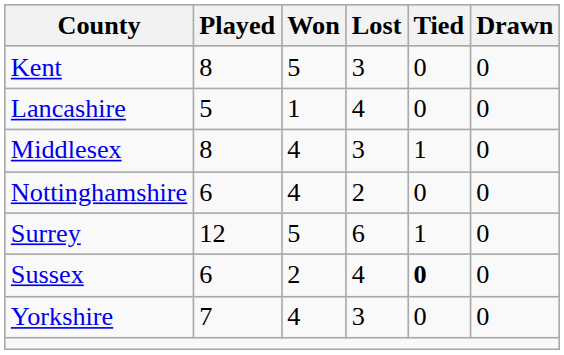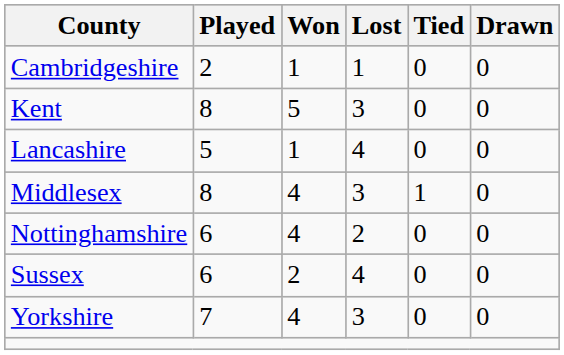+ row: (95, 66)
- row: (46, 233)
(420, 274) bold -> (420, 274) normal
